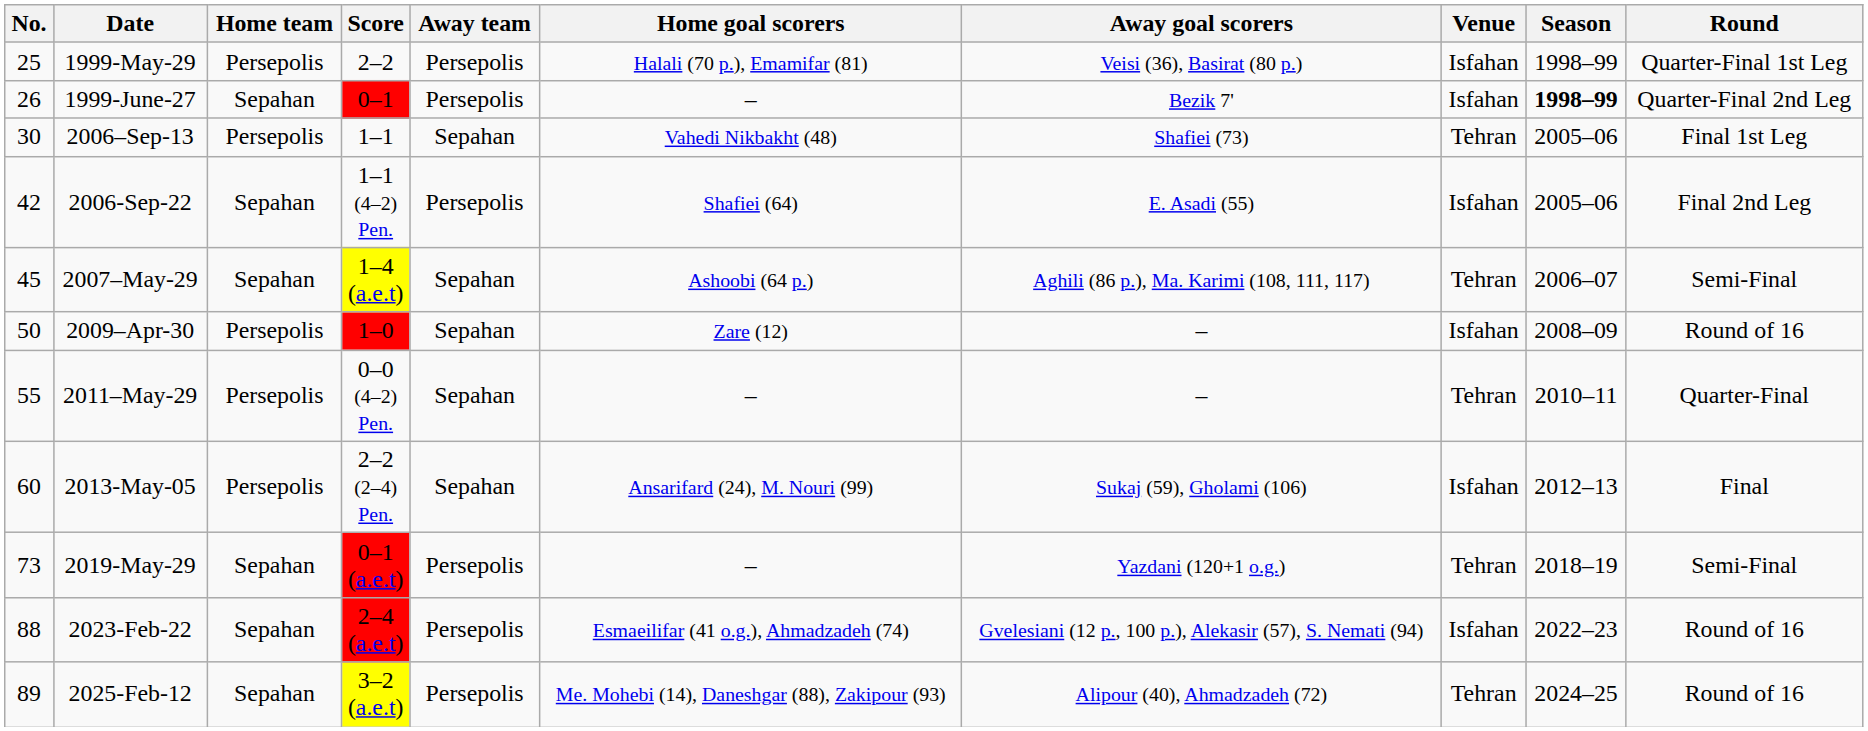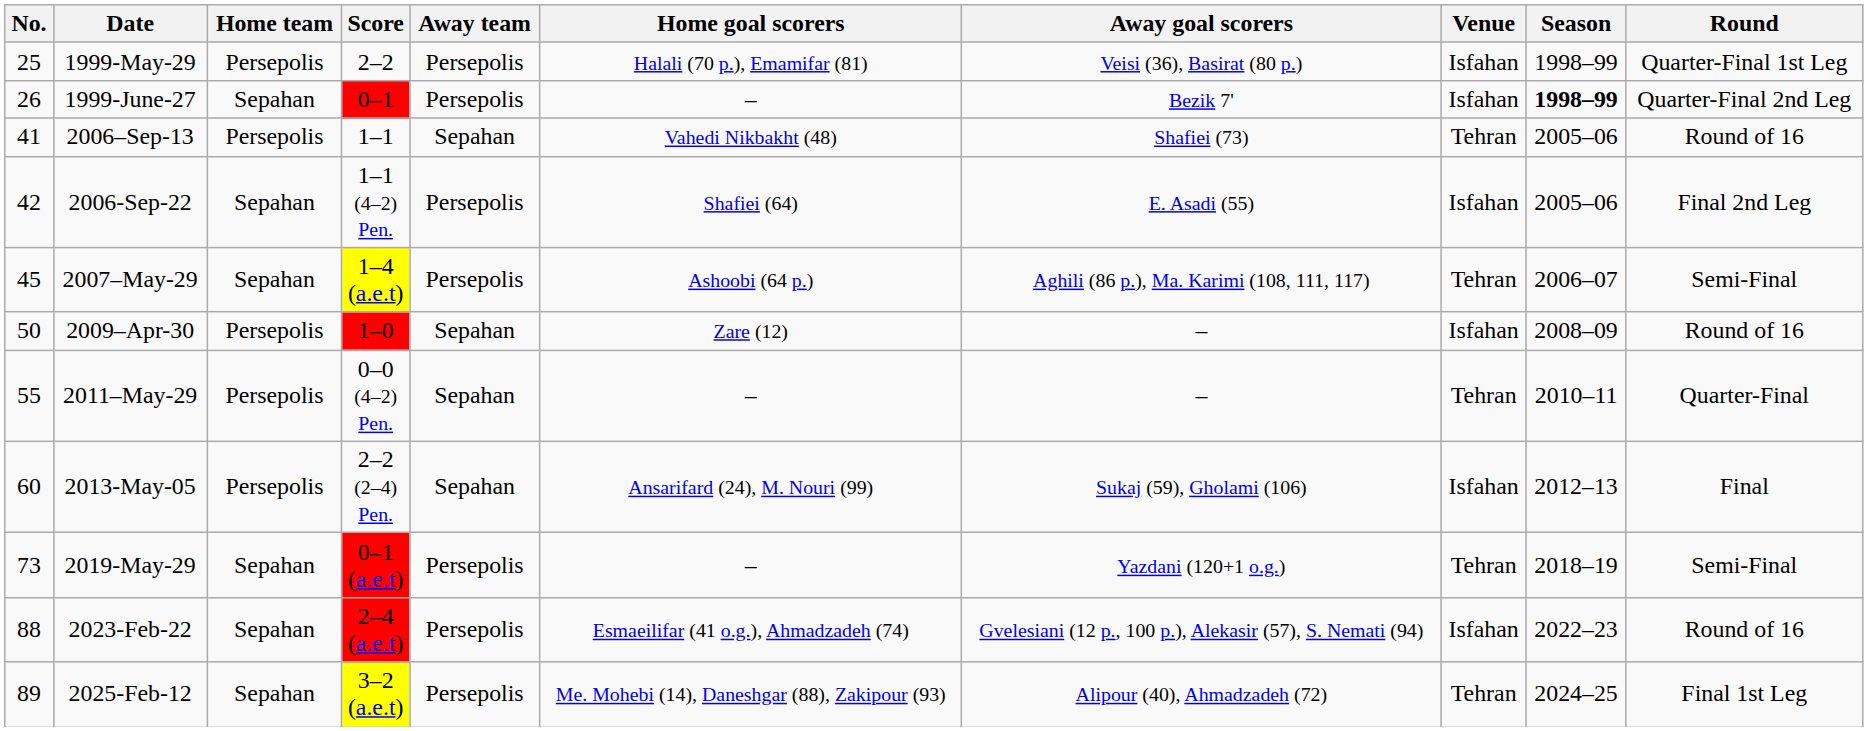(29, 136) 30 -> (29, 136) 41
(1744, 136) Final 1st Leg -> (1744, 136) Round of 16
(475, 279) Sepahan -> (475, 279) Persepolis
(1744, 694) Round of 16 -> (1744, 694) Final 1st Leg
